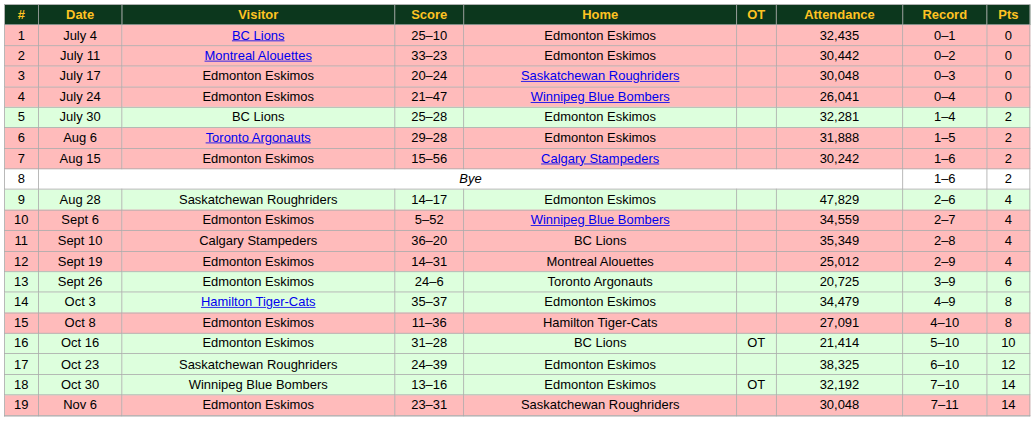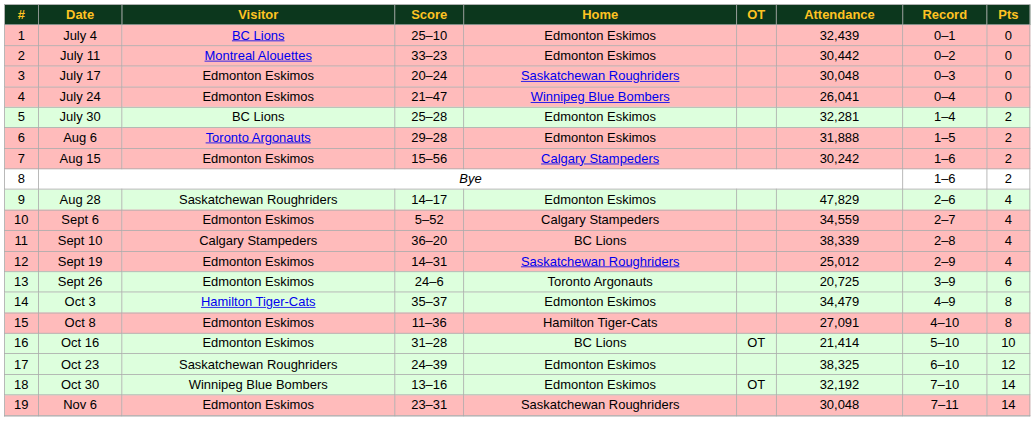(839, 35) 32,435 -> (839, 35) 32,439
(600, 220) Winnipeg Blue Bombers -> (600, 220) Calgary Stampeders
(839, 240) 35,349 -> (839, 240) 38,339
(600, 261) Montreal Alouettes -> (600, 261) Saskatchewan Roughriders
